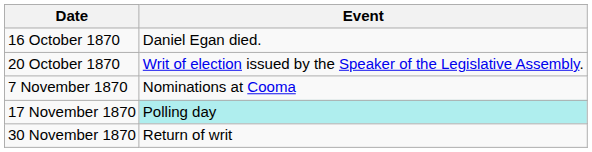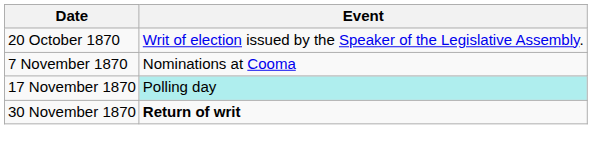- row: (64, 40)
(188, 135) normal -> (192, 111) bold
